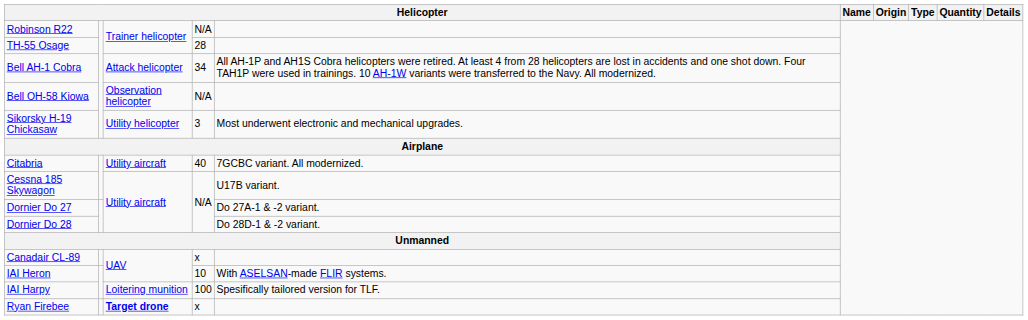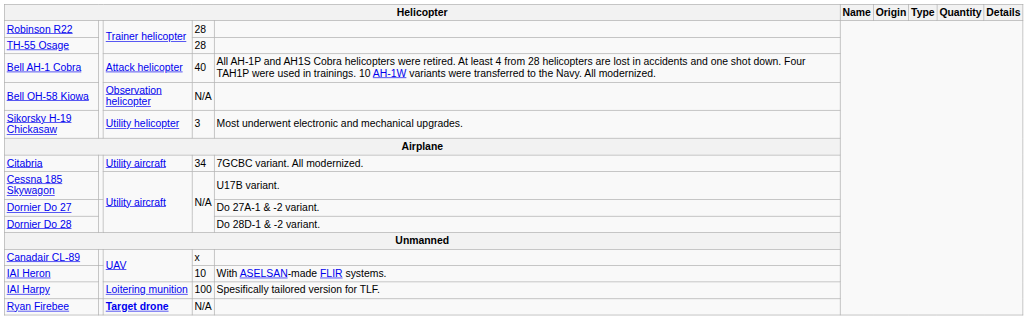(203, 29) N/A -> (200, 29) 28
(200, 68) 34 -> (200, 68) 40
(200, 163) 40 -> (200, 163) 34
(197, 306) x -> (203, 306) N/A
